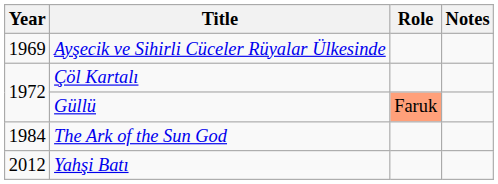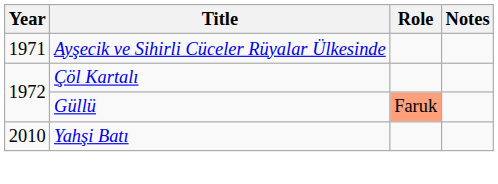(27, 48) 1969 -> (27, 48) 1971
- row: (141, 135)
(27, 164) 2012 -> (27, 135) 2010
